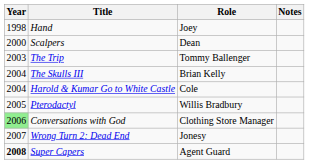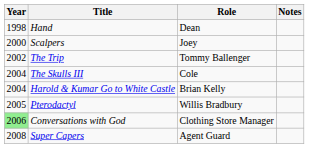(188, 27) Joey -> (190, 27) Dean
(190, 43) Dean -> (188, 43) Joey
(16, 58) 2003 -> (16, 58) 2002
(202, 74) Brian Kelly -> (189, 74) Cole
(189, 89) Cole -> (202, 89) Brian Kelly
- row: (80, 136)
(16, 151) bold -> (16, 136) normal
